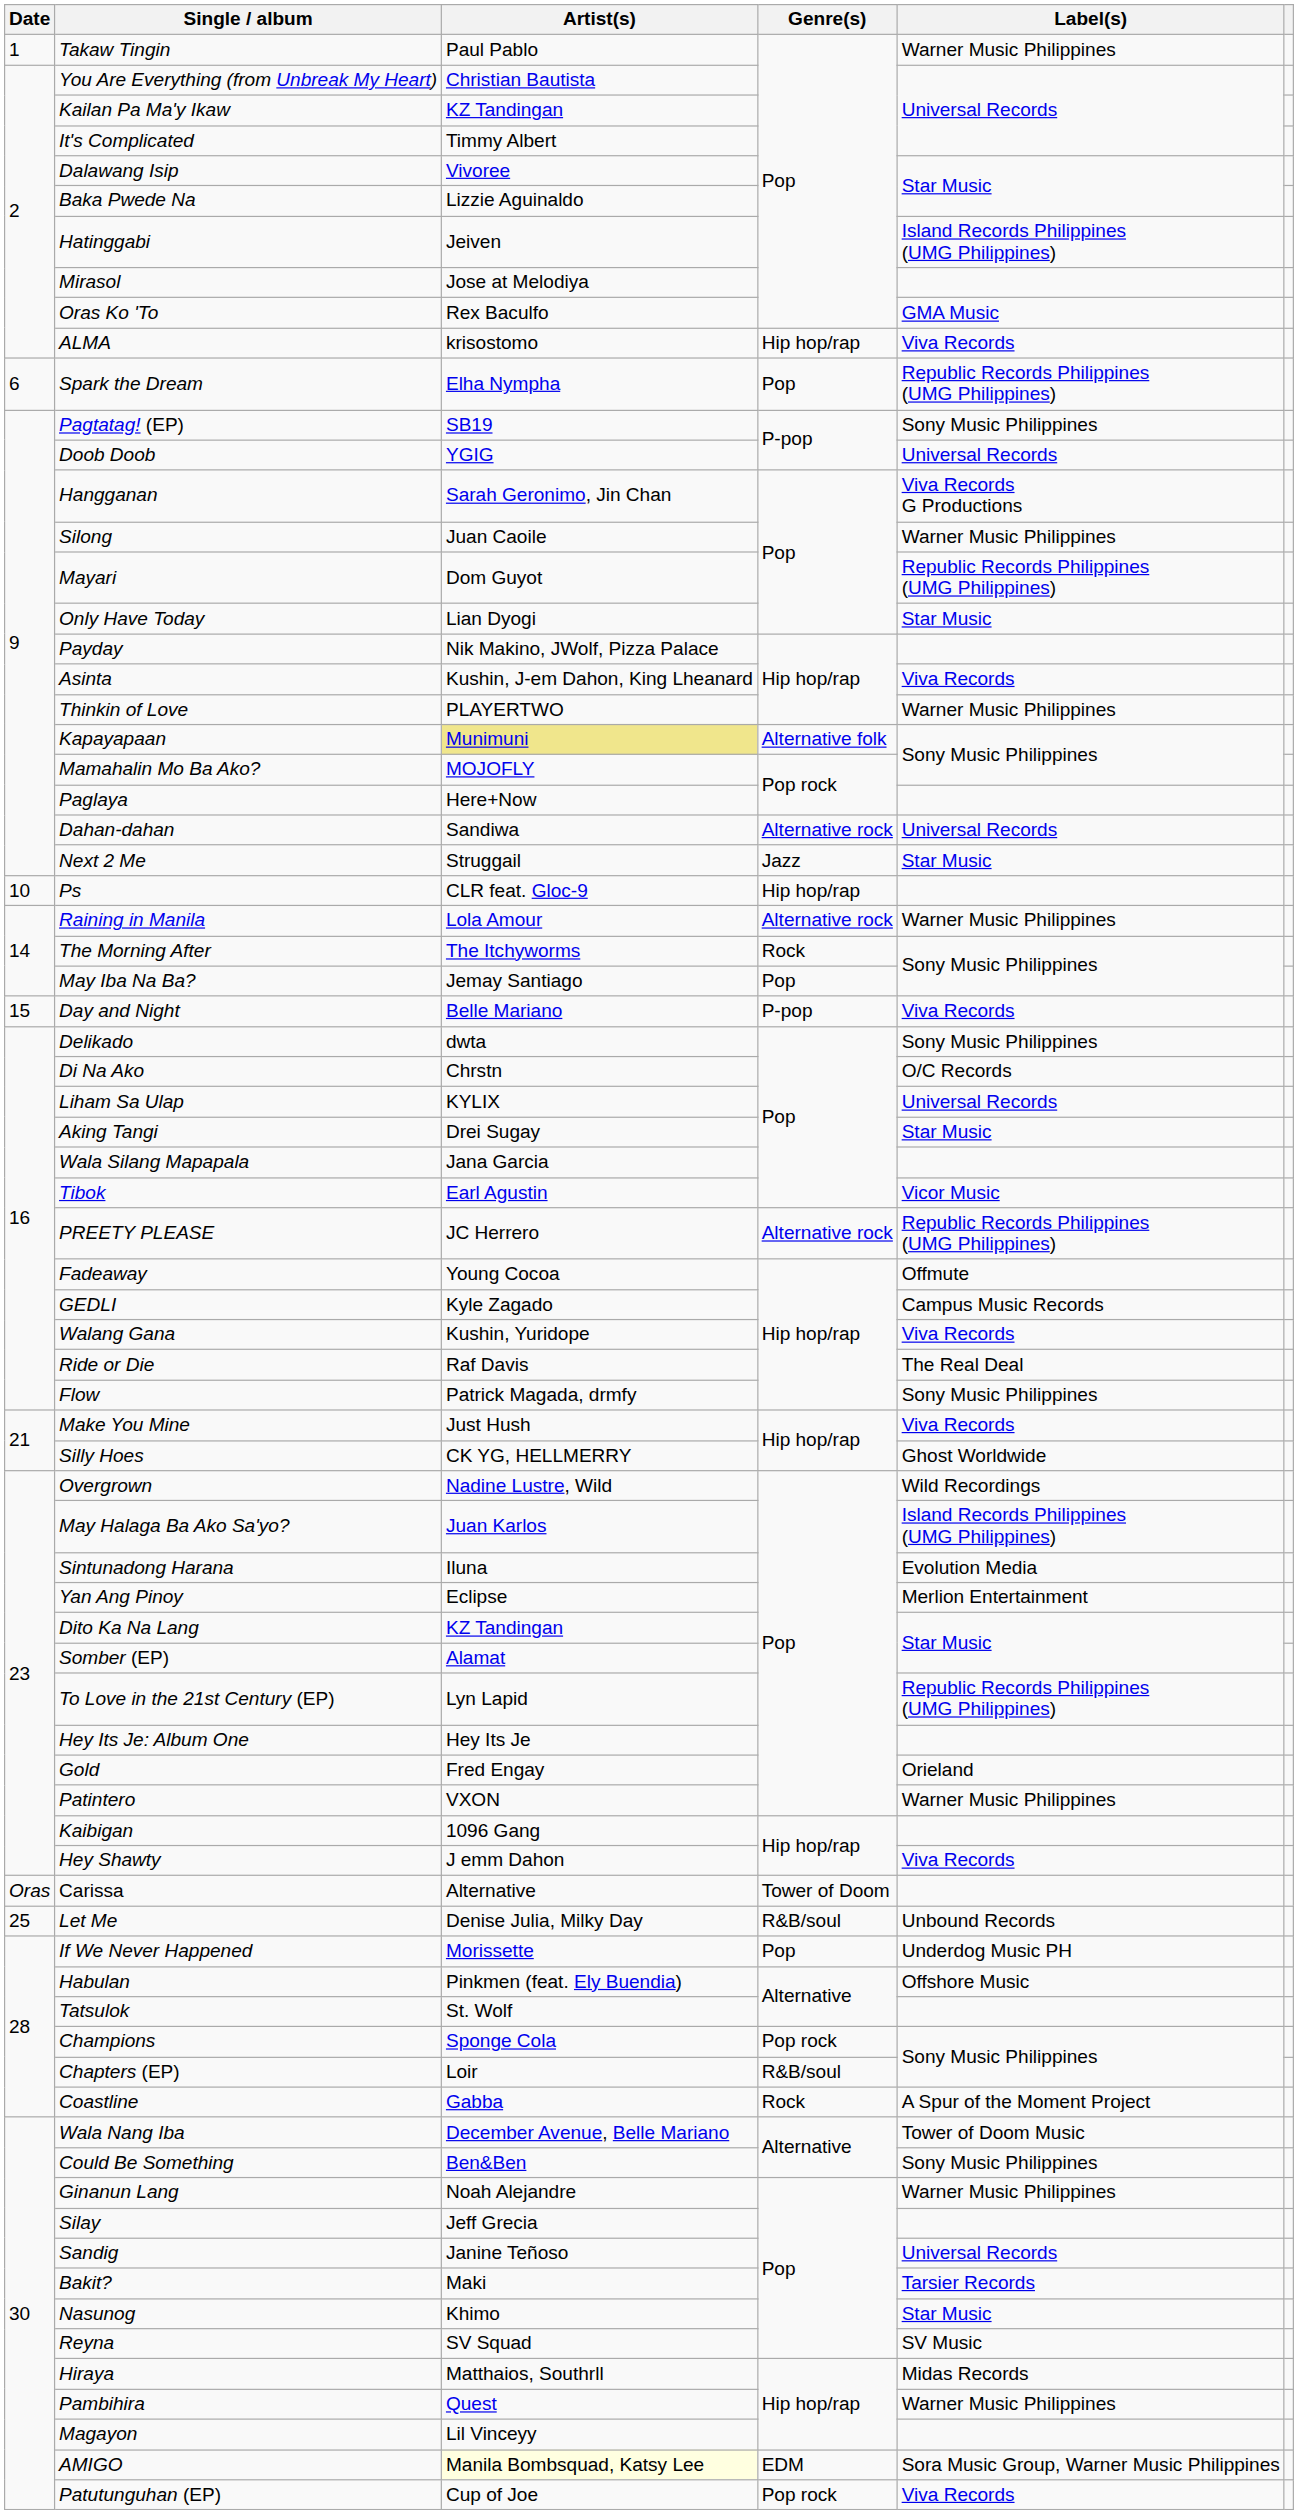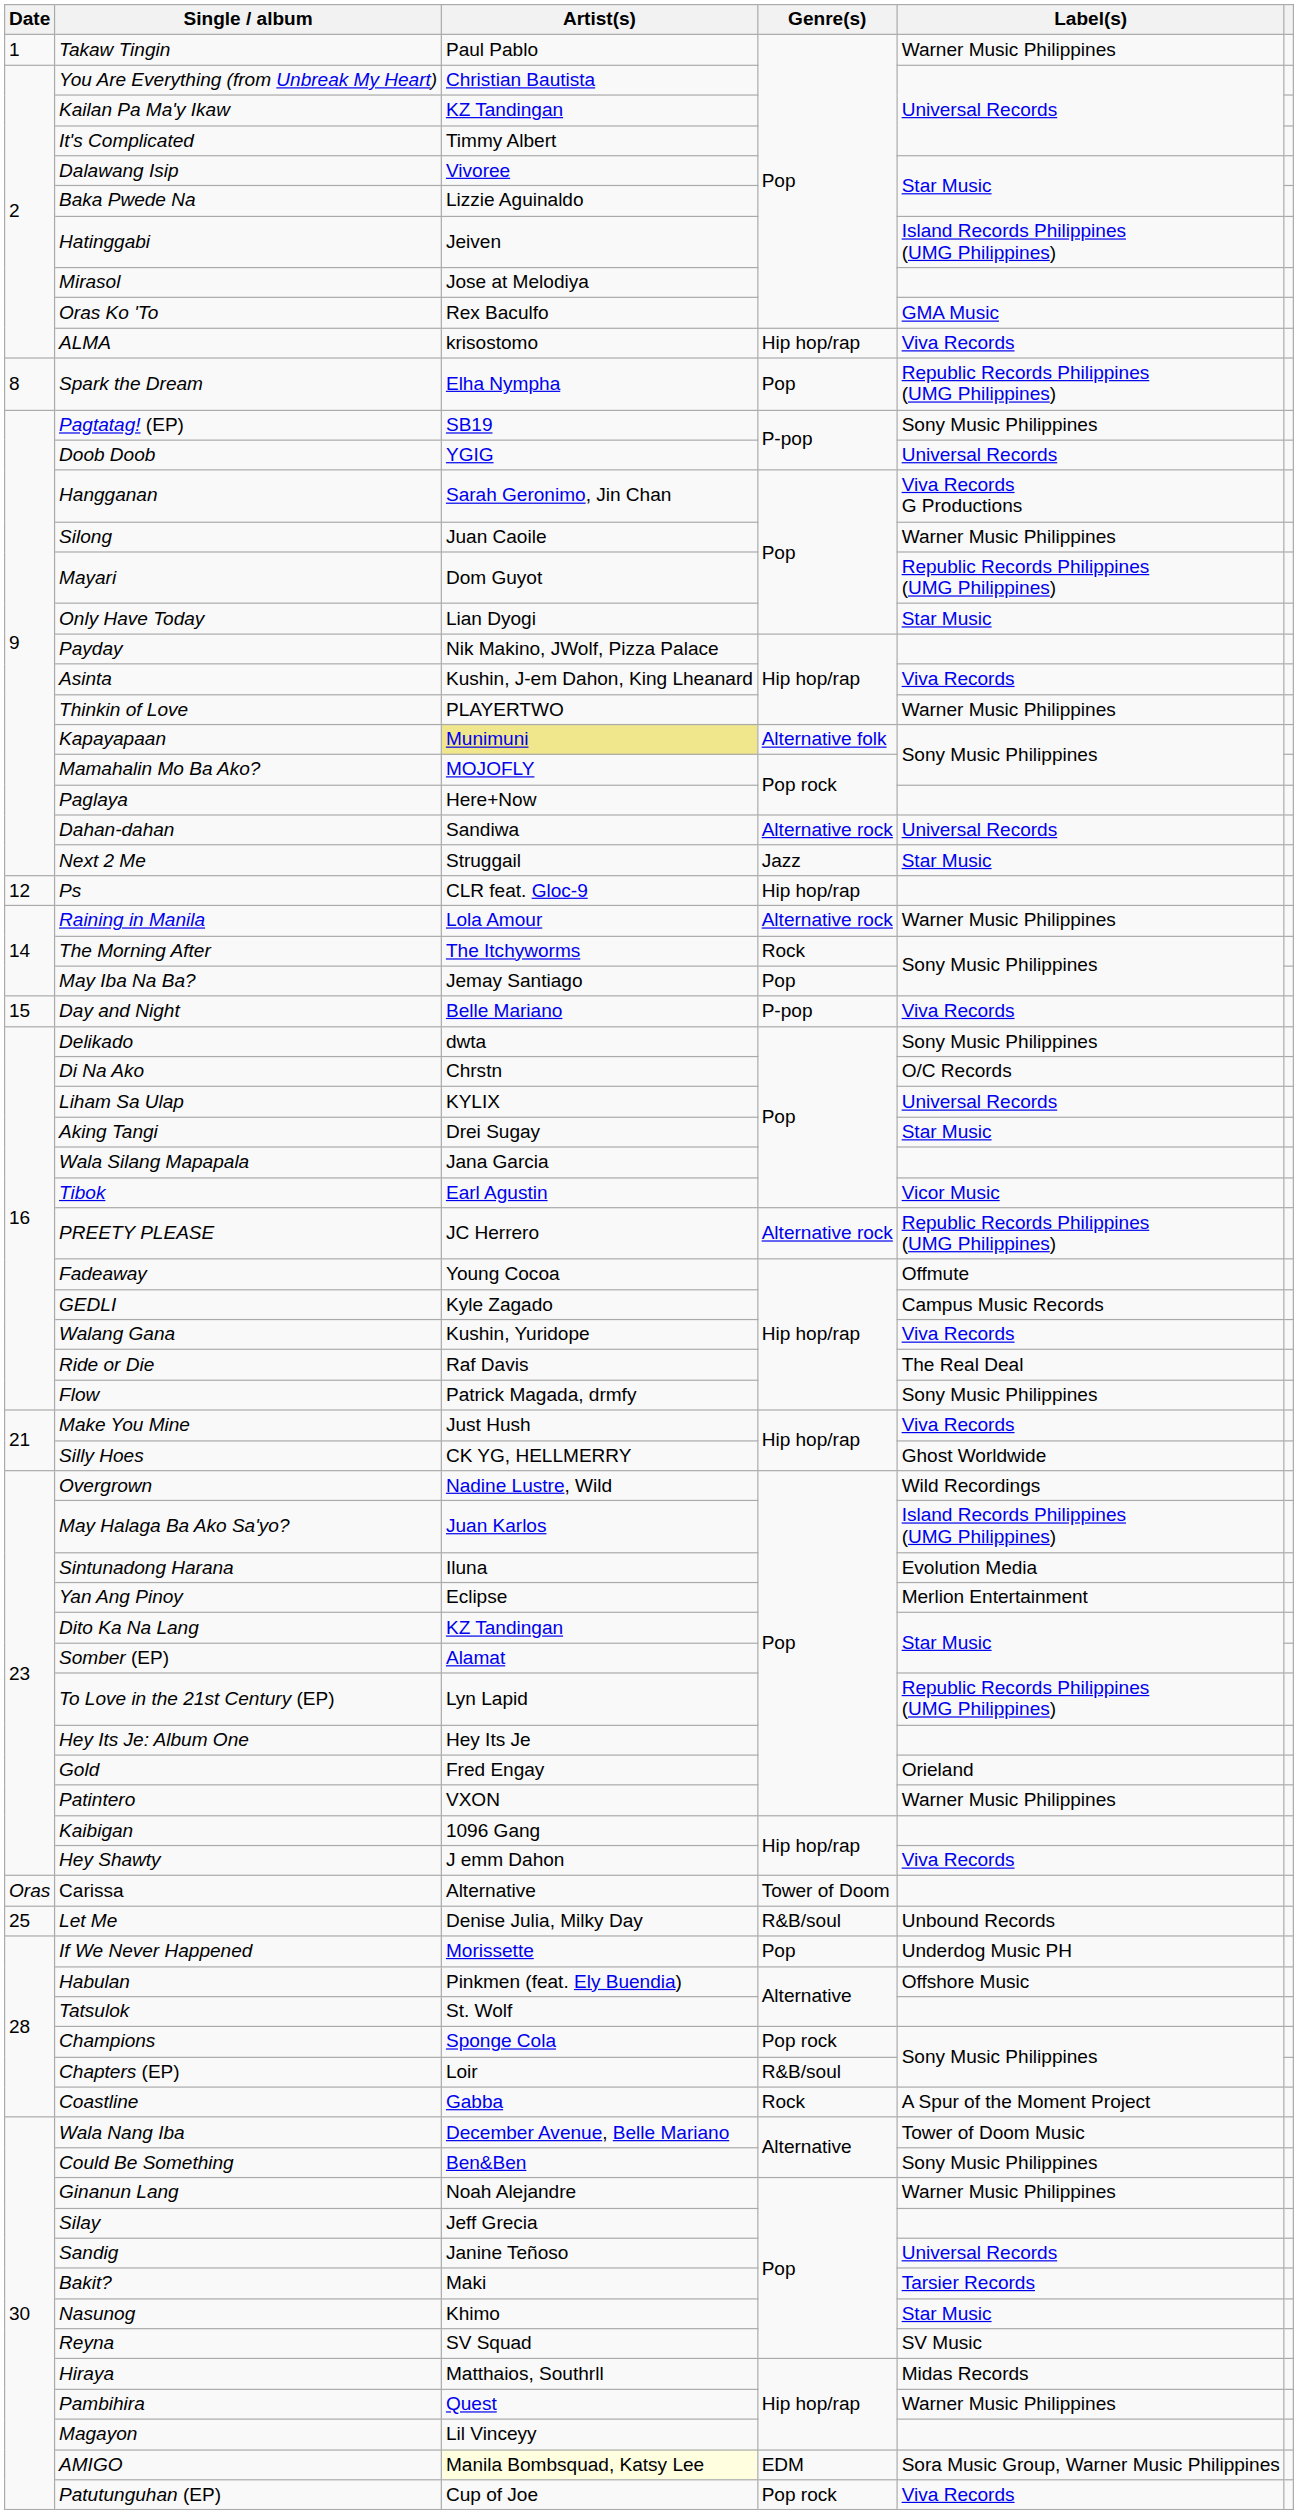(14, 383) 6 -> (14, 383) 8
(20, 890) 10 -> (20, 890) 12
